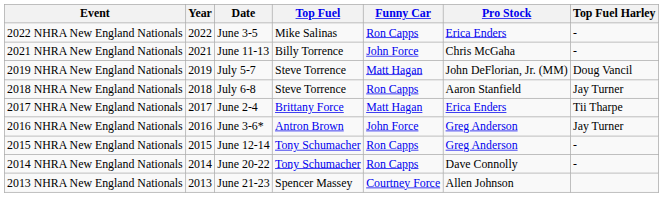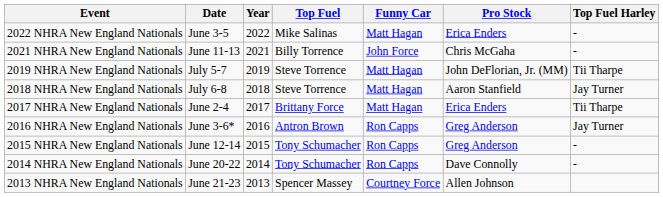columns swapped: (243, 13) <-> (200, 13)
(392, 32) Ron Capps -> (394, 32) Matt Hagan
(603, 70) Doug Vancil -> (598, 70) Tii Tharpe
(392, 88) Ron Capps -> (394, 88) Matt Hagan
(392, 126) John Force -> (392, 126) Ron Capps
